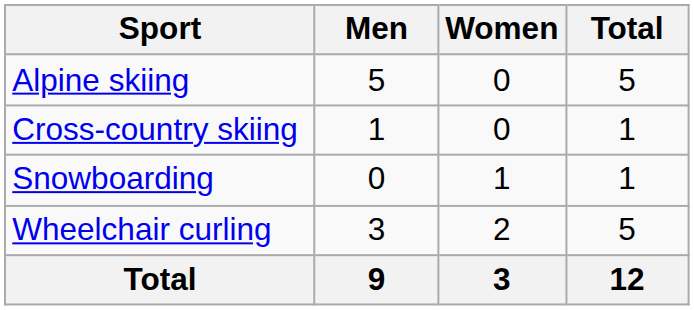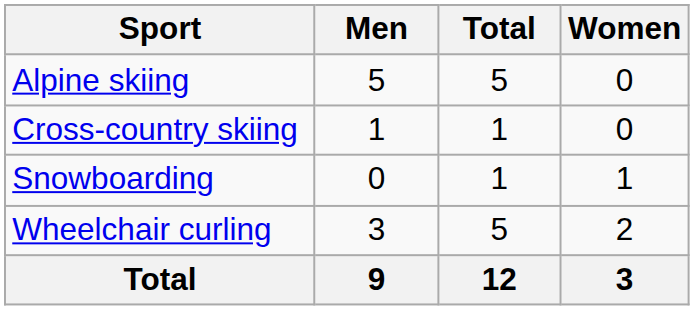columns swapped: (502, 29) <-> (627, 29)
